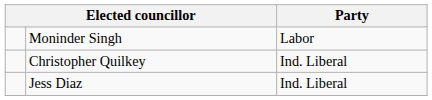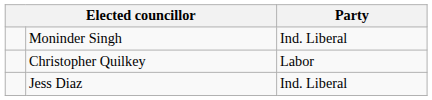(297, 38) Labor -> (314, 38) Ind. Liberal
(314, 61) Ind. Liberal -> (297, 61) Labor
